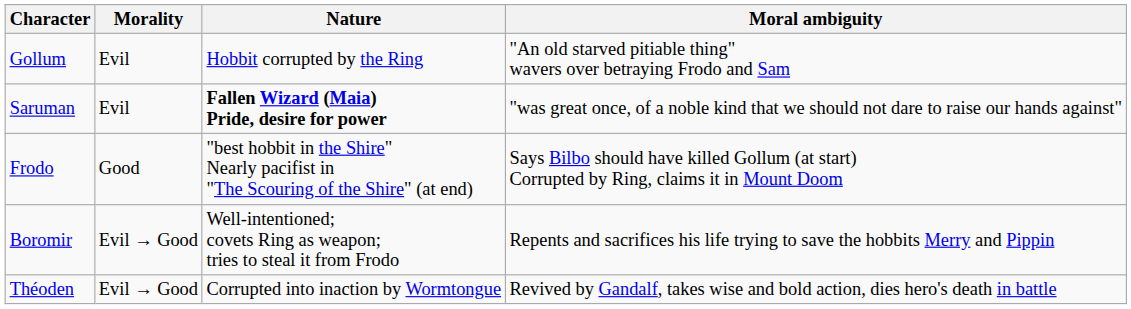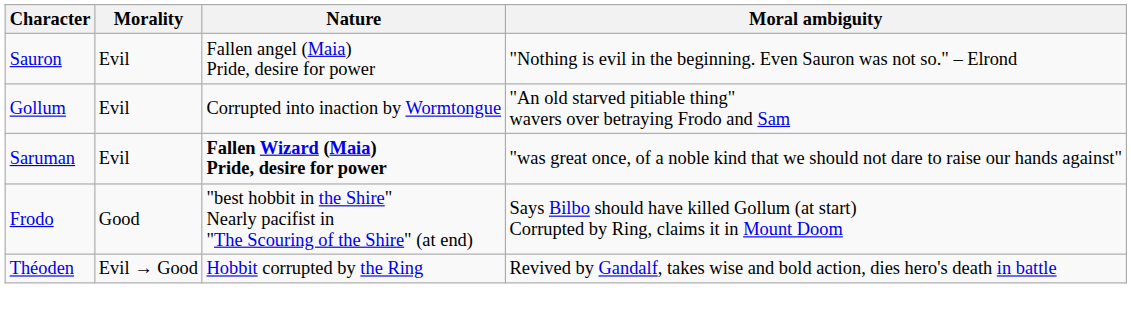+ row: (36, 58)
(315, 58) Hobbit corrupted by the Ring -> (354, 108) Corrupted into inaction by Wormtongue
- row: (41, 239)
(354, 289) Corrupted into inaction by Wormtongue -> (315, 268) Hobbit corrupted by the Ring
